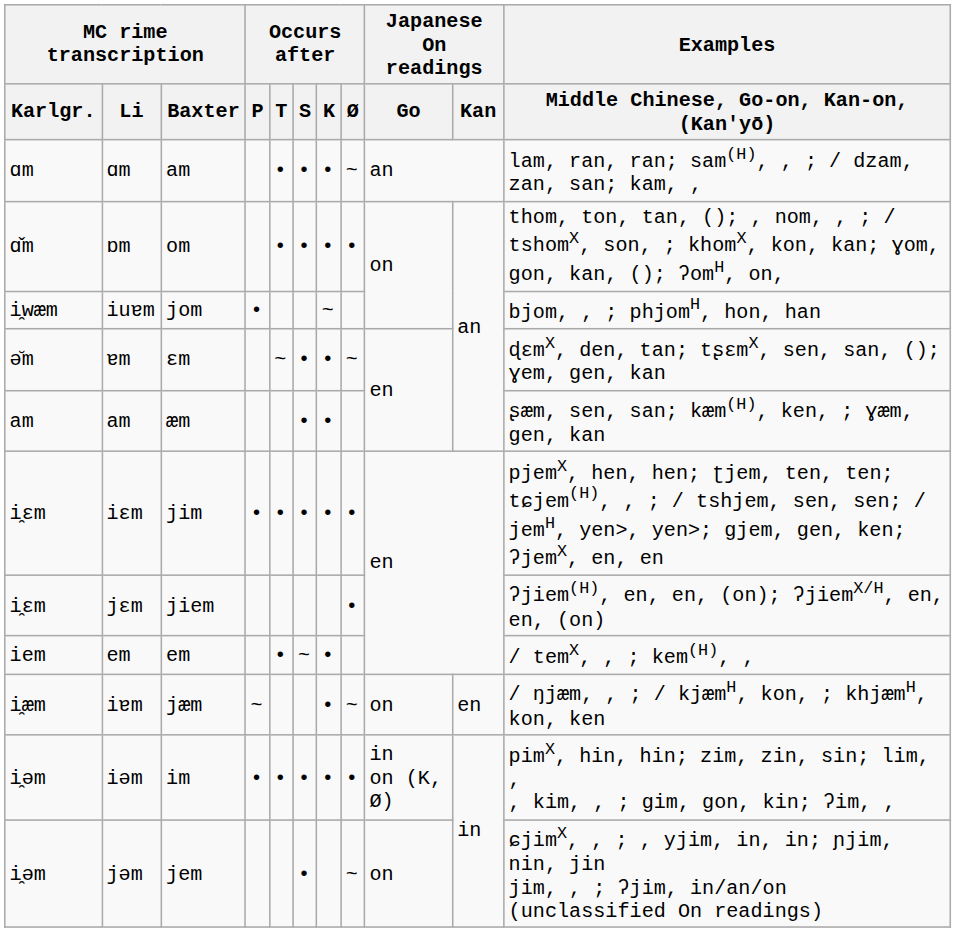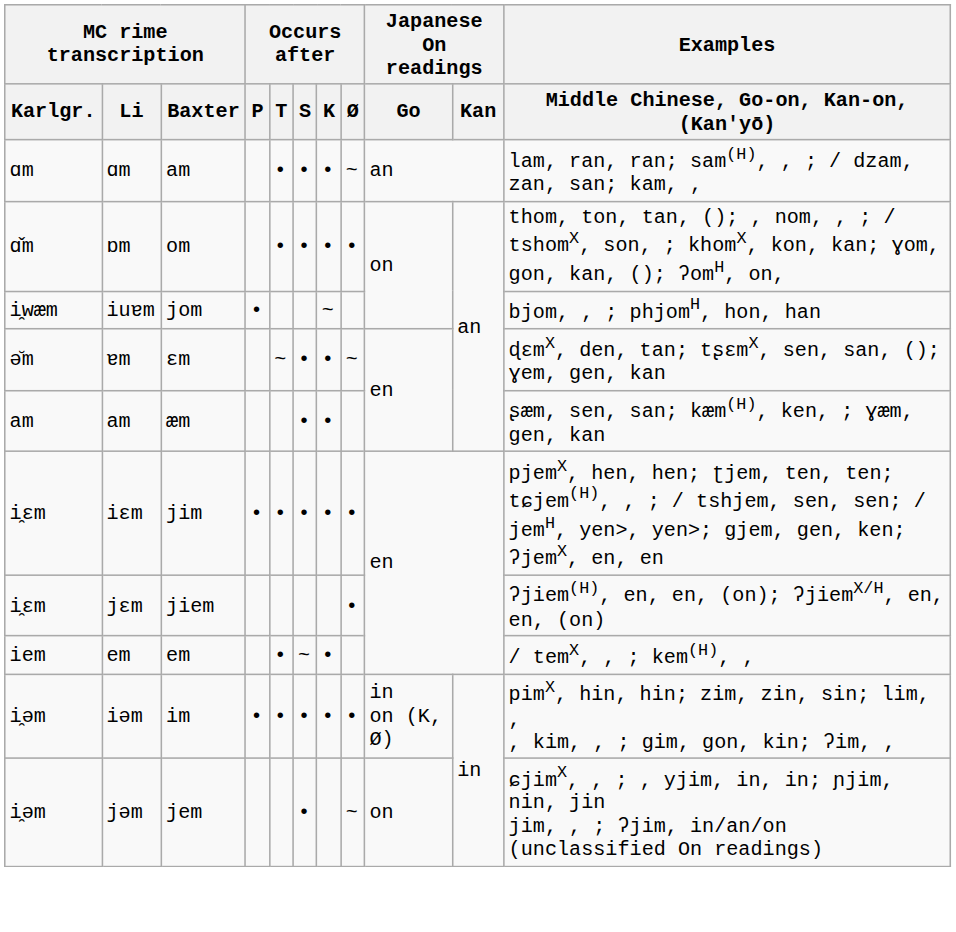- row: (125, 705)
